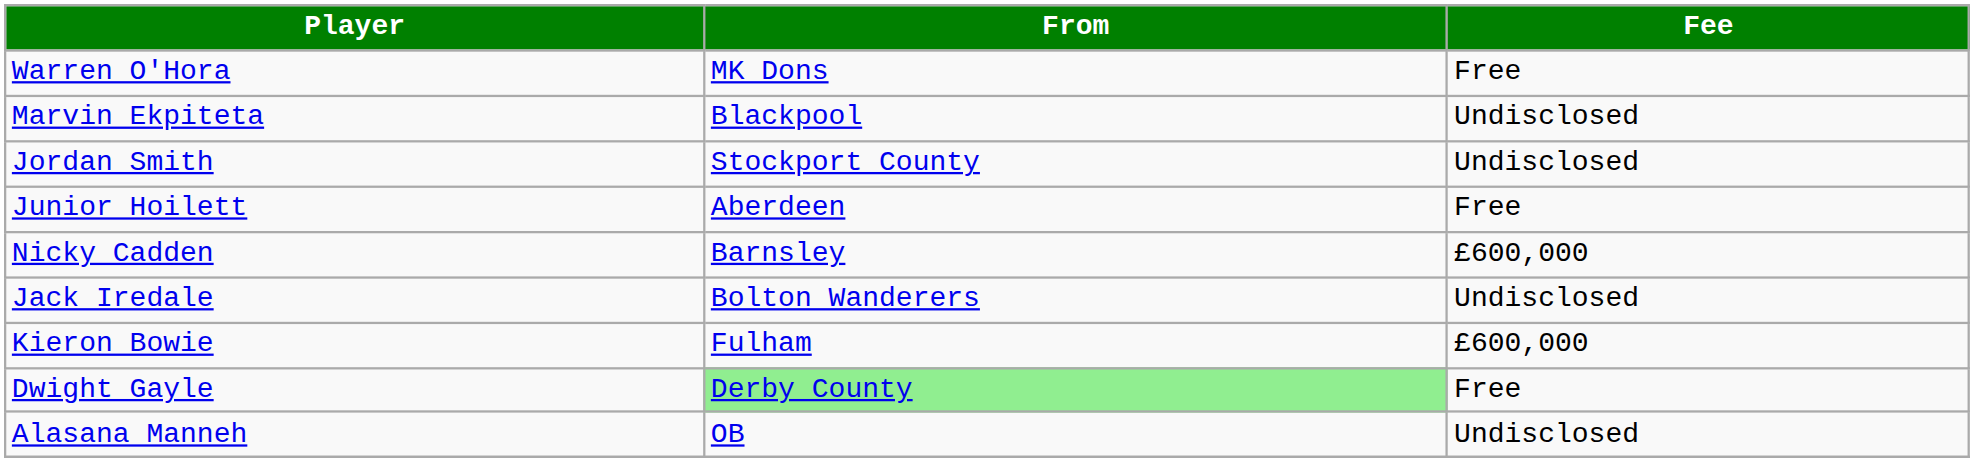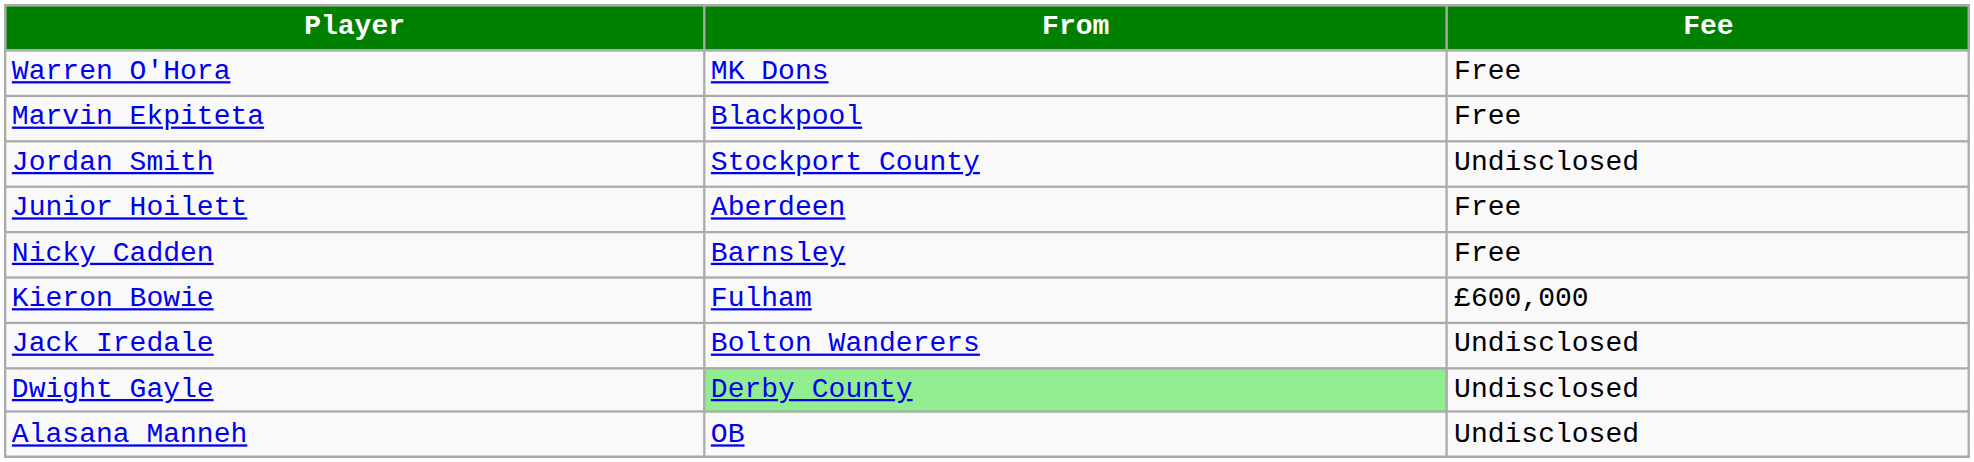(1547, 119) Undisclosed -> (1488, 119) Free
(1521, 254) £600,000 -> (1488, 254) Free
rows swapped: (113, 345) <-> (113, 300)
(1488, 390) Free -> (1547, 390) Undisclosed
